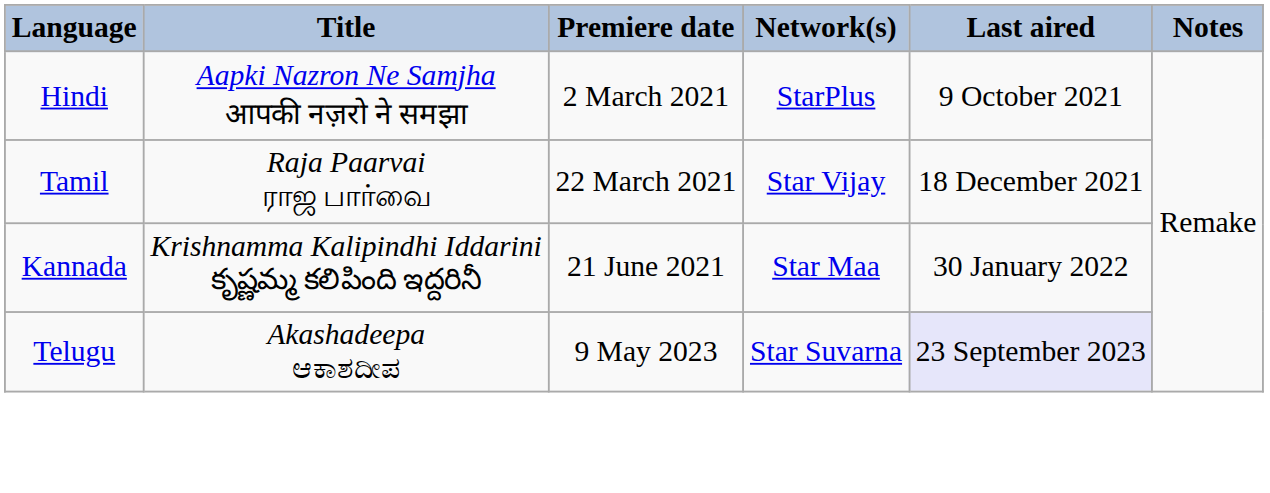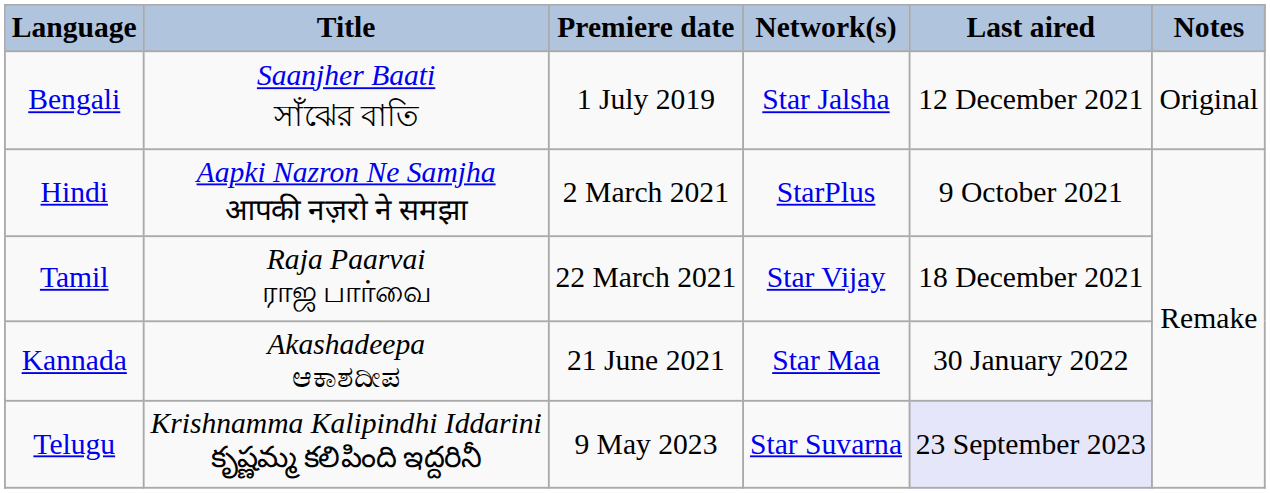+ row: (74, 99)
(346, 263) Krishnamma Kalipindhi Iddarini కృష్ణమ్మ కలిపింది ఇద్దరినీ -> (346, 360) Akashadeepa ಆಕಾಶದೀಪ
(346, 350) Akashadeepa ಆಕಾಶದೀಪ -> (346, 440) Krishnamma Kalipindhi Iddarini కృష్ణమ్మ కలిపింది ఇద్దరినీ
